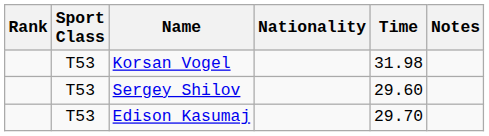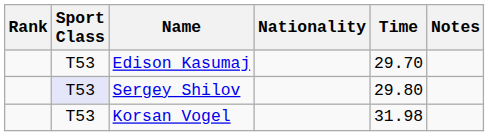rows swapped: (181, 117) <-> (172, 64)
(80, 90) no background -> (80, 90) lavender background
(399, 90) 29.60 -> (399, 90) 29.80
